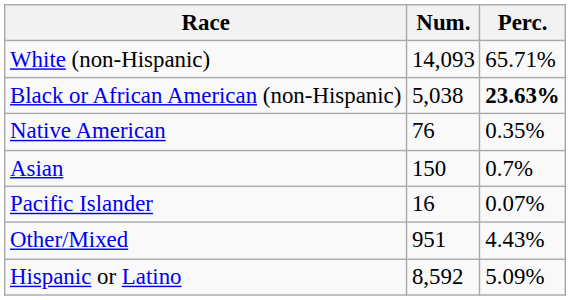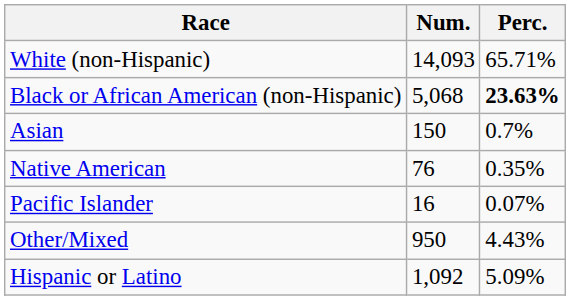(438, 95) 5,038 -> (438, 95) 5,068
rows swapped: (88, 131) <-> (37, 167)
(429, 240) 951 -> (429, 240) 950
(438, 276) 8,592 -> (438, 276) 1,092
